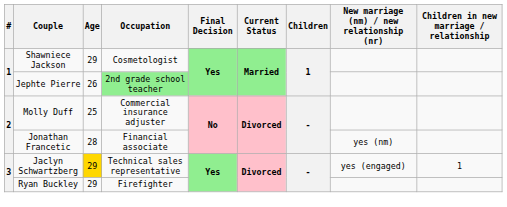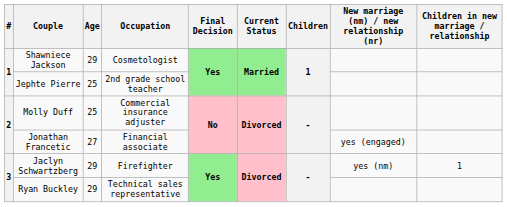(92, 84) 26 -> (92, 84) 25
(145, 84) lightgreen background -> (145, 84) no background
(92, 141) 28 -> (92, 141) 27
(373, 141) yes (nm) -> (373, 141) yes (engaged)
(92, 165) gold background -> (92, 165) no background
(145, 165) Technical sales representative -> (145, 165) Firefighter
(373, 165) yes (engaged) -> (373, 165) yes (nm)
(145, 184) Firefighter -> (145, 189) Technical sales representative
